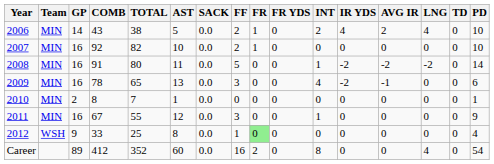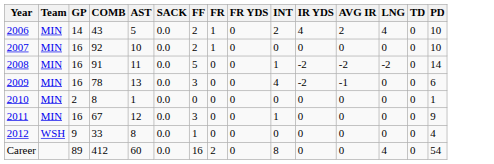- column: (149, 13)
(255, 133) lightgreen background -> (213, 133) no background
